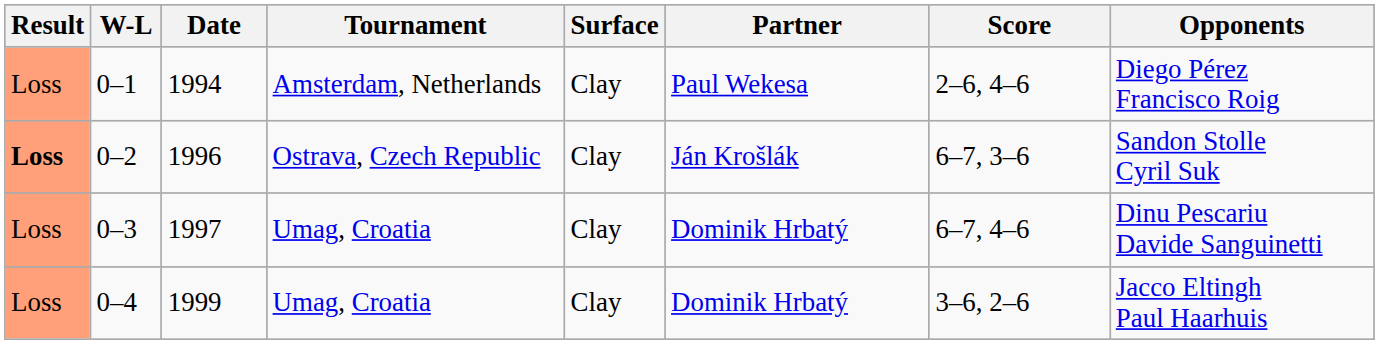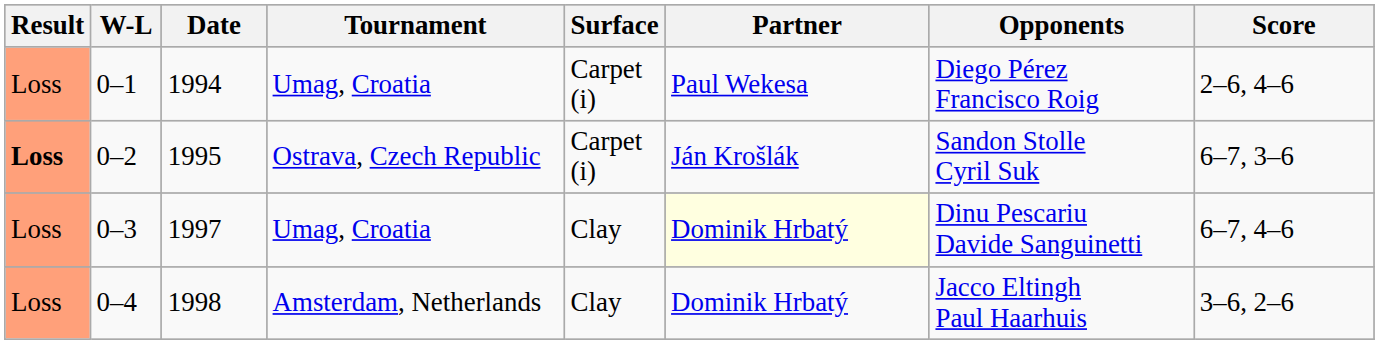columns swapped: (1242, 25) <-> (1019, 25)
(407, 83) Amsterdam, Netherlands -> (352, 83) Umag, Croatia
(596, 83) Clay -> (606, 83) Carpet (i)
(195, 156) 1996 -> (195, 156) 1995
(596, 156) Clay -> (606, 156) Carpet (i)
(760, 229) no background -> (760, 229) lightyellow background
(195, 302) 1999 -> (195, 302) 1998
(352, 302) Umag, Croatia -> (407, 302) Amsterdam, Netherlands
